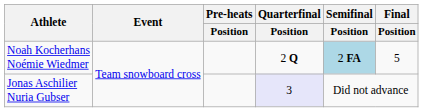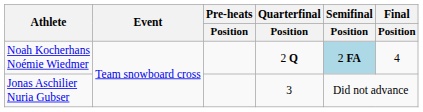(397, 58) 5 -> (397, 58) 4
(289, 90) lavender background -> (289, 90) no background
